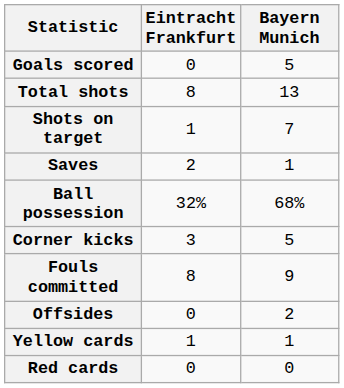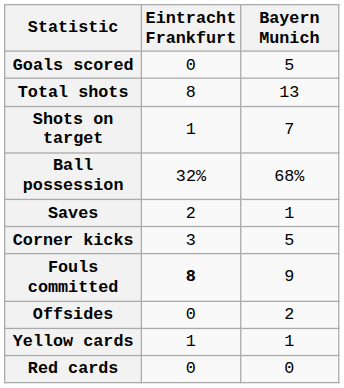rows swapped: (73, 166) <-> (73, 203)
(191, 277) normal -> (191, 277) bold
